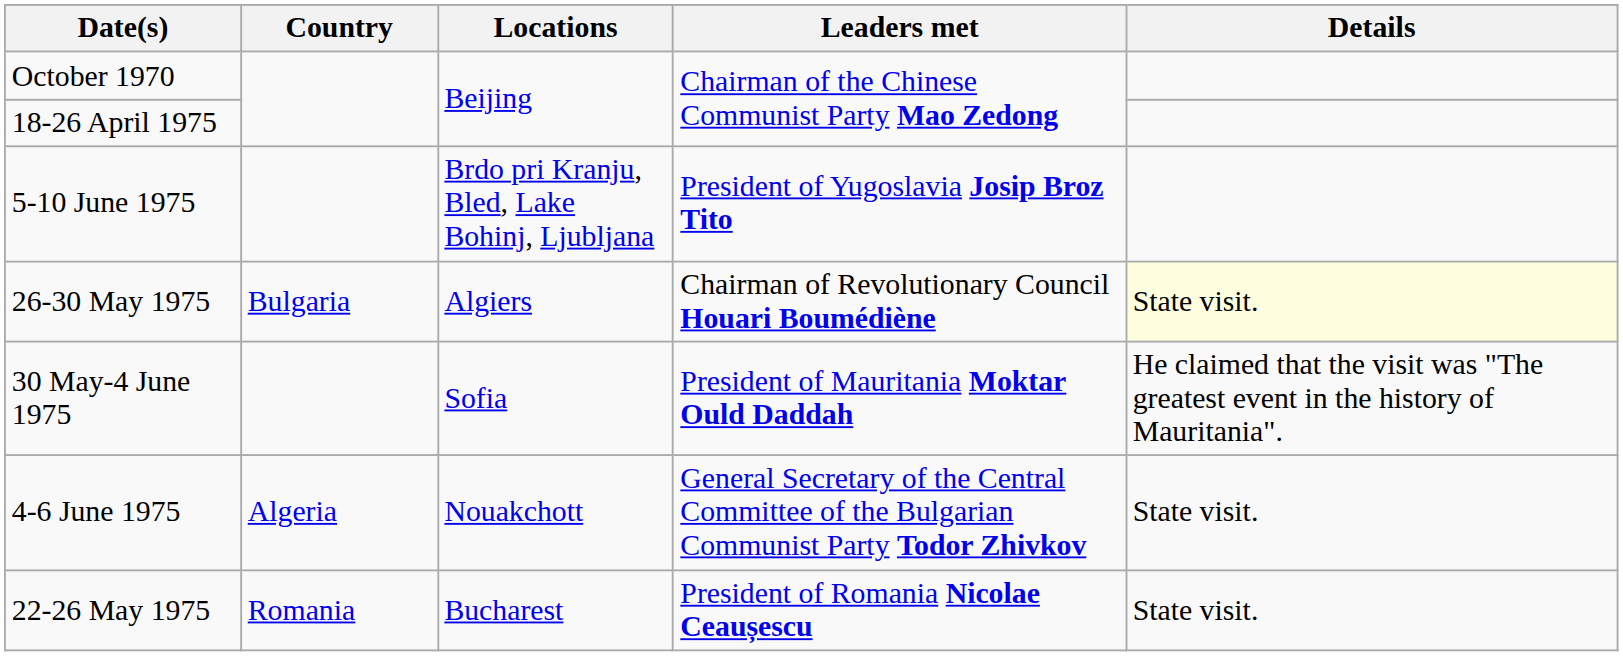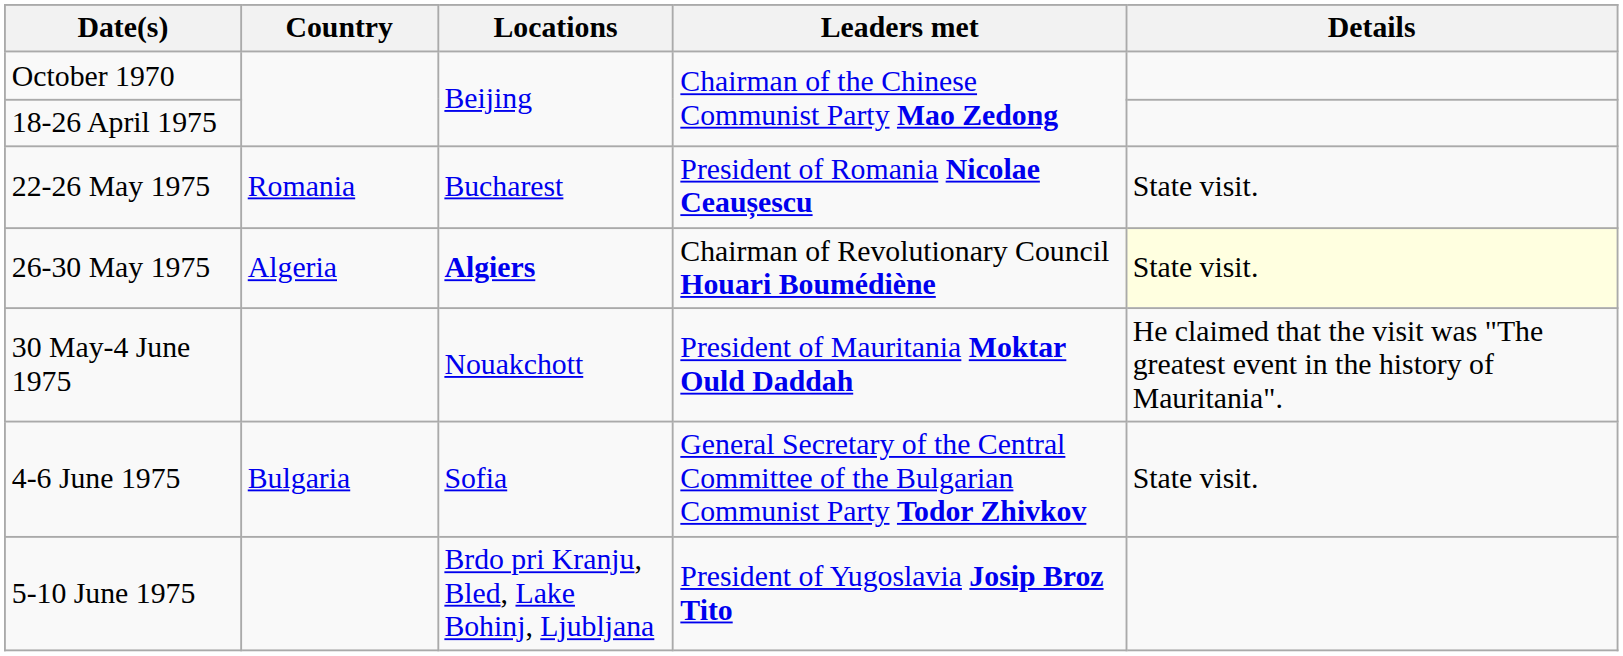rows swapped: (111, 609) <-> (104, 203)
(299, 300) Bulgaria -> (292, 267) Algeria
(488, 300) normal -> (490, 267) bold
(476, 398) Sofia -> (514, 364) Nouakchott
(292, 512) Algeria -> (299, 478) Bulgaria
(514, 512) Nouakchott -> (476, 478) Sofia
